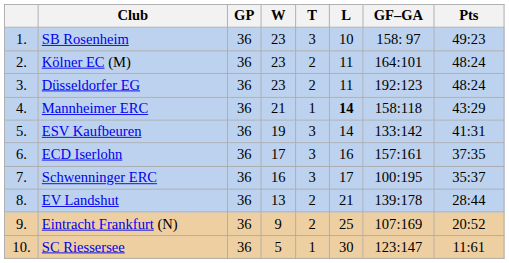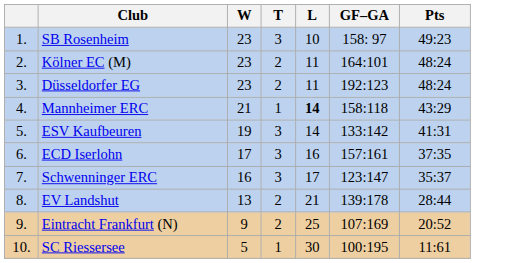- column: (244, 16)
(398, 177) 100:195 -> (364, 177) 123:147
(398, 246) 123:147 -> (364, 246) 100:195
